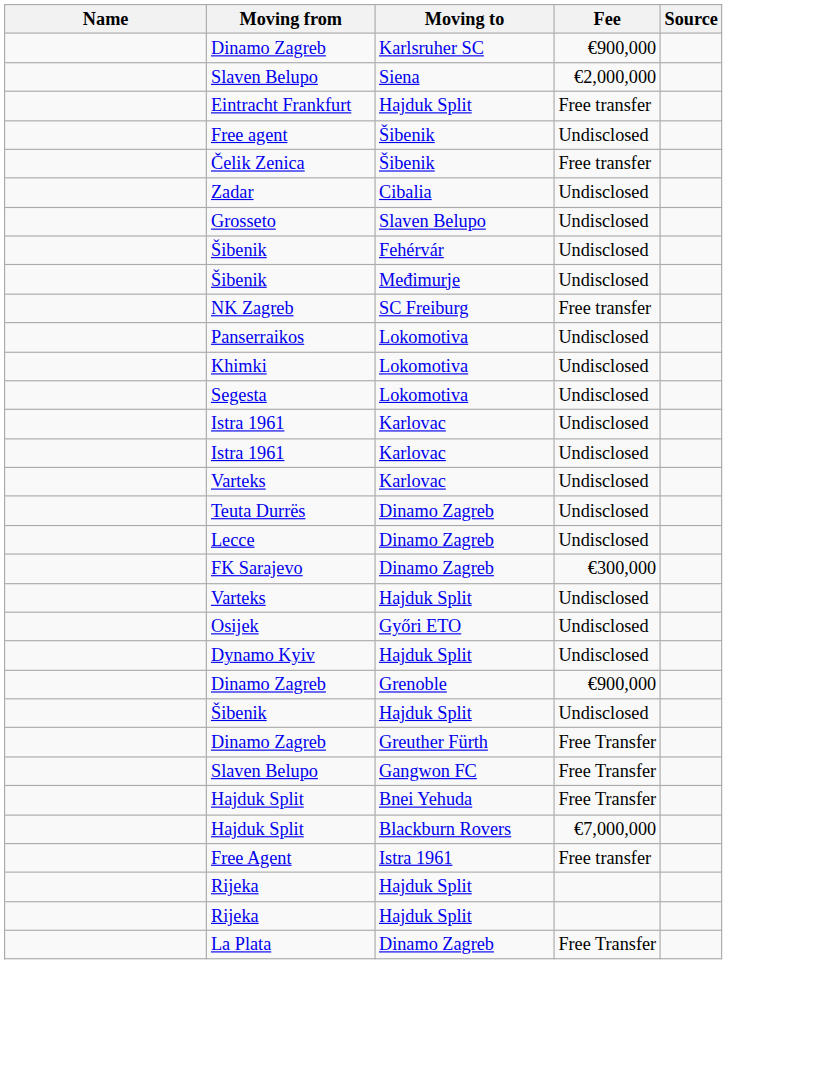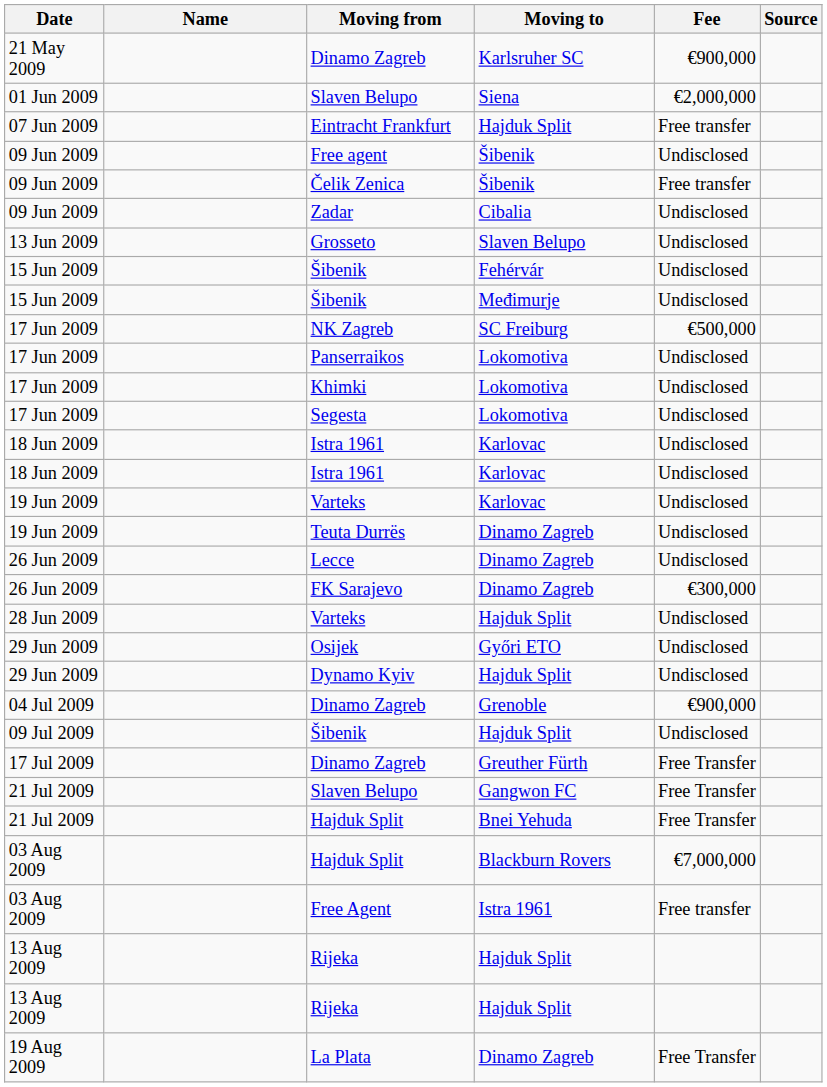+ column: (54, 18)
(605, 308) Free transfer -> (722, 328) €500,000
